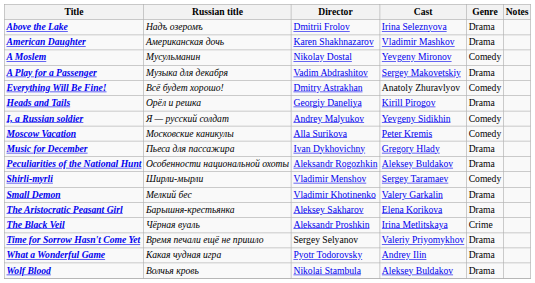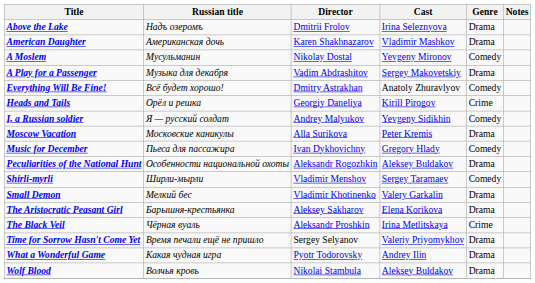(482, 103) Drama -> (481, 103) Crime
(485, 133) Comedy -> (482, 133) Drama
(482, 149) Drama -> (485, 149) Comedy
